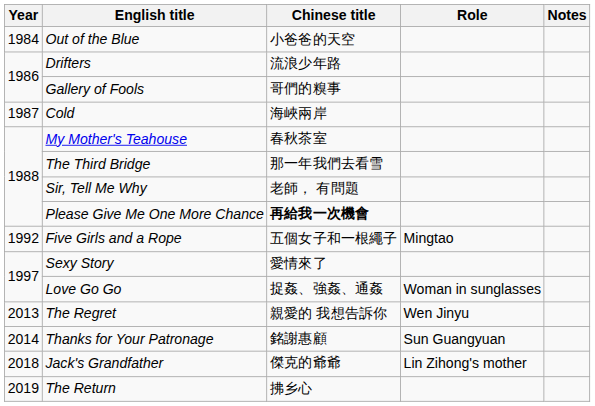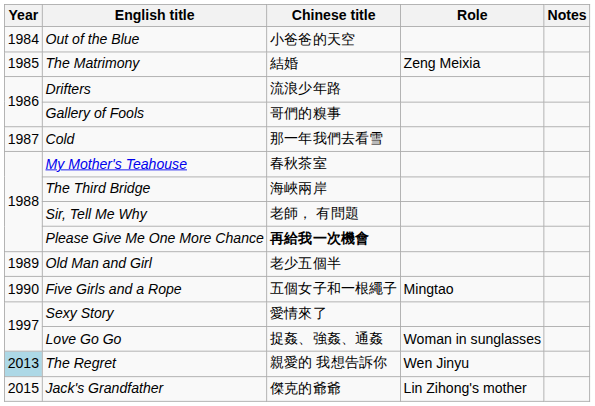+ row: (92, 64)
(298, 113) 海峽兩岸 -> (327, 138) 那一年我們去看雪
(327, 163) 那一年我們去看雪 -> (298, 188) 海峽兩岸
+ row: (99, 264)
(23, 239) 1992 -> (23, 289) 1990
(23, 313) no background -> (23, 363) lightblue background
- row: (130, 338)
(23, 363) 2018 -> (23, 388) 2015
- row: (81, 388)
